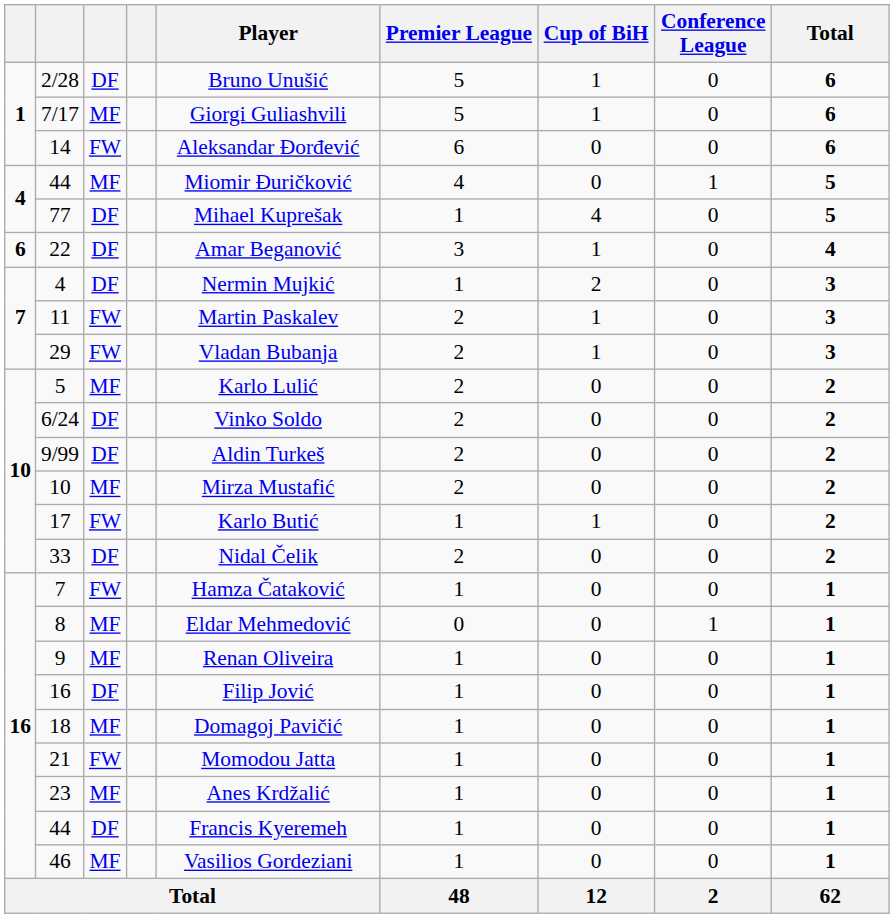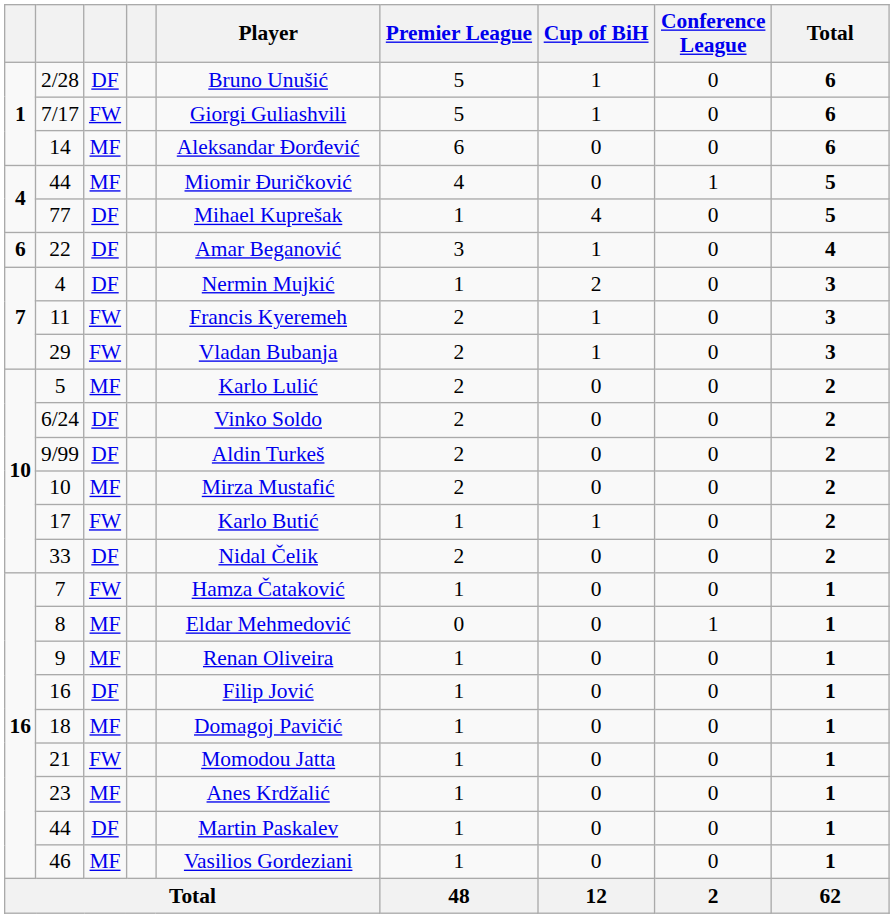(105, 113) MF -> (105, 113) FW
(105, 147) FW -> (105, 147) MF
(268, 317) Martin Paskalev -> (268, 317) Francis Kyeremeh
(268, 827) Francis Kyeremeh -> (268, 827) Martin Paskalev
